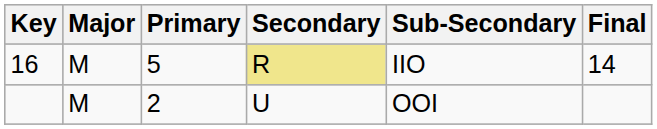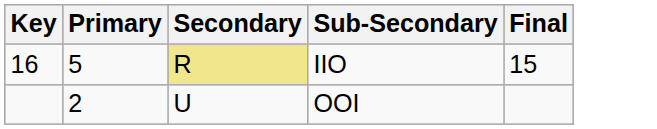- column: (102, 24)
(602, 64) 14 -> (523, 64) 15
